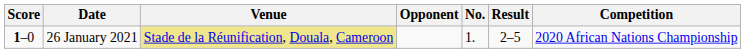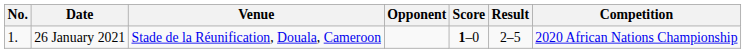columns swapped: (475, 15) <-> (24, 15)
(269, 37) khaki background -> (256, 37) no background
